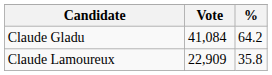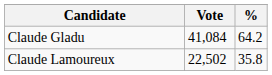(207, 59) 22,909 -> (207, 59) 22,502
